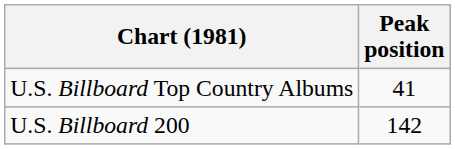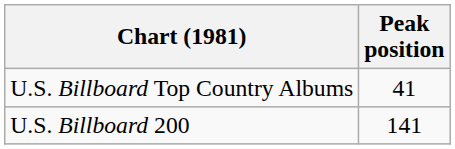(404, 125) 142 -> (404, 125) 141
